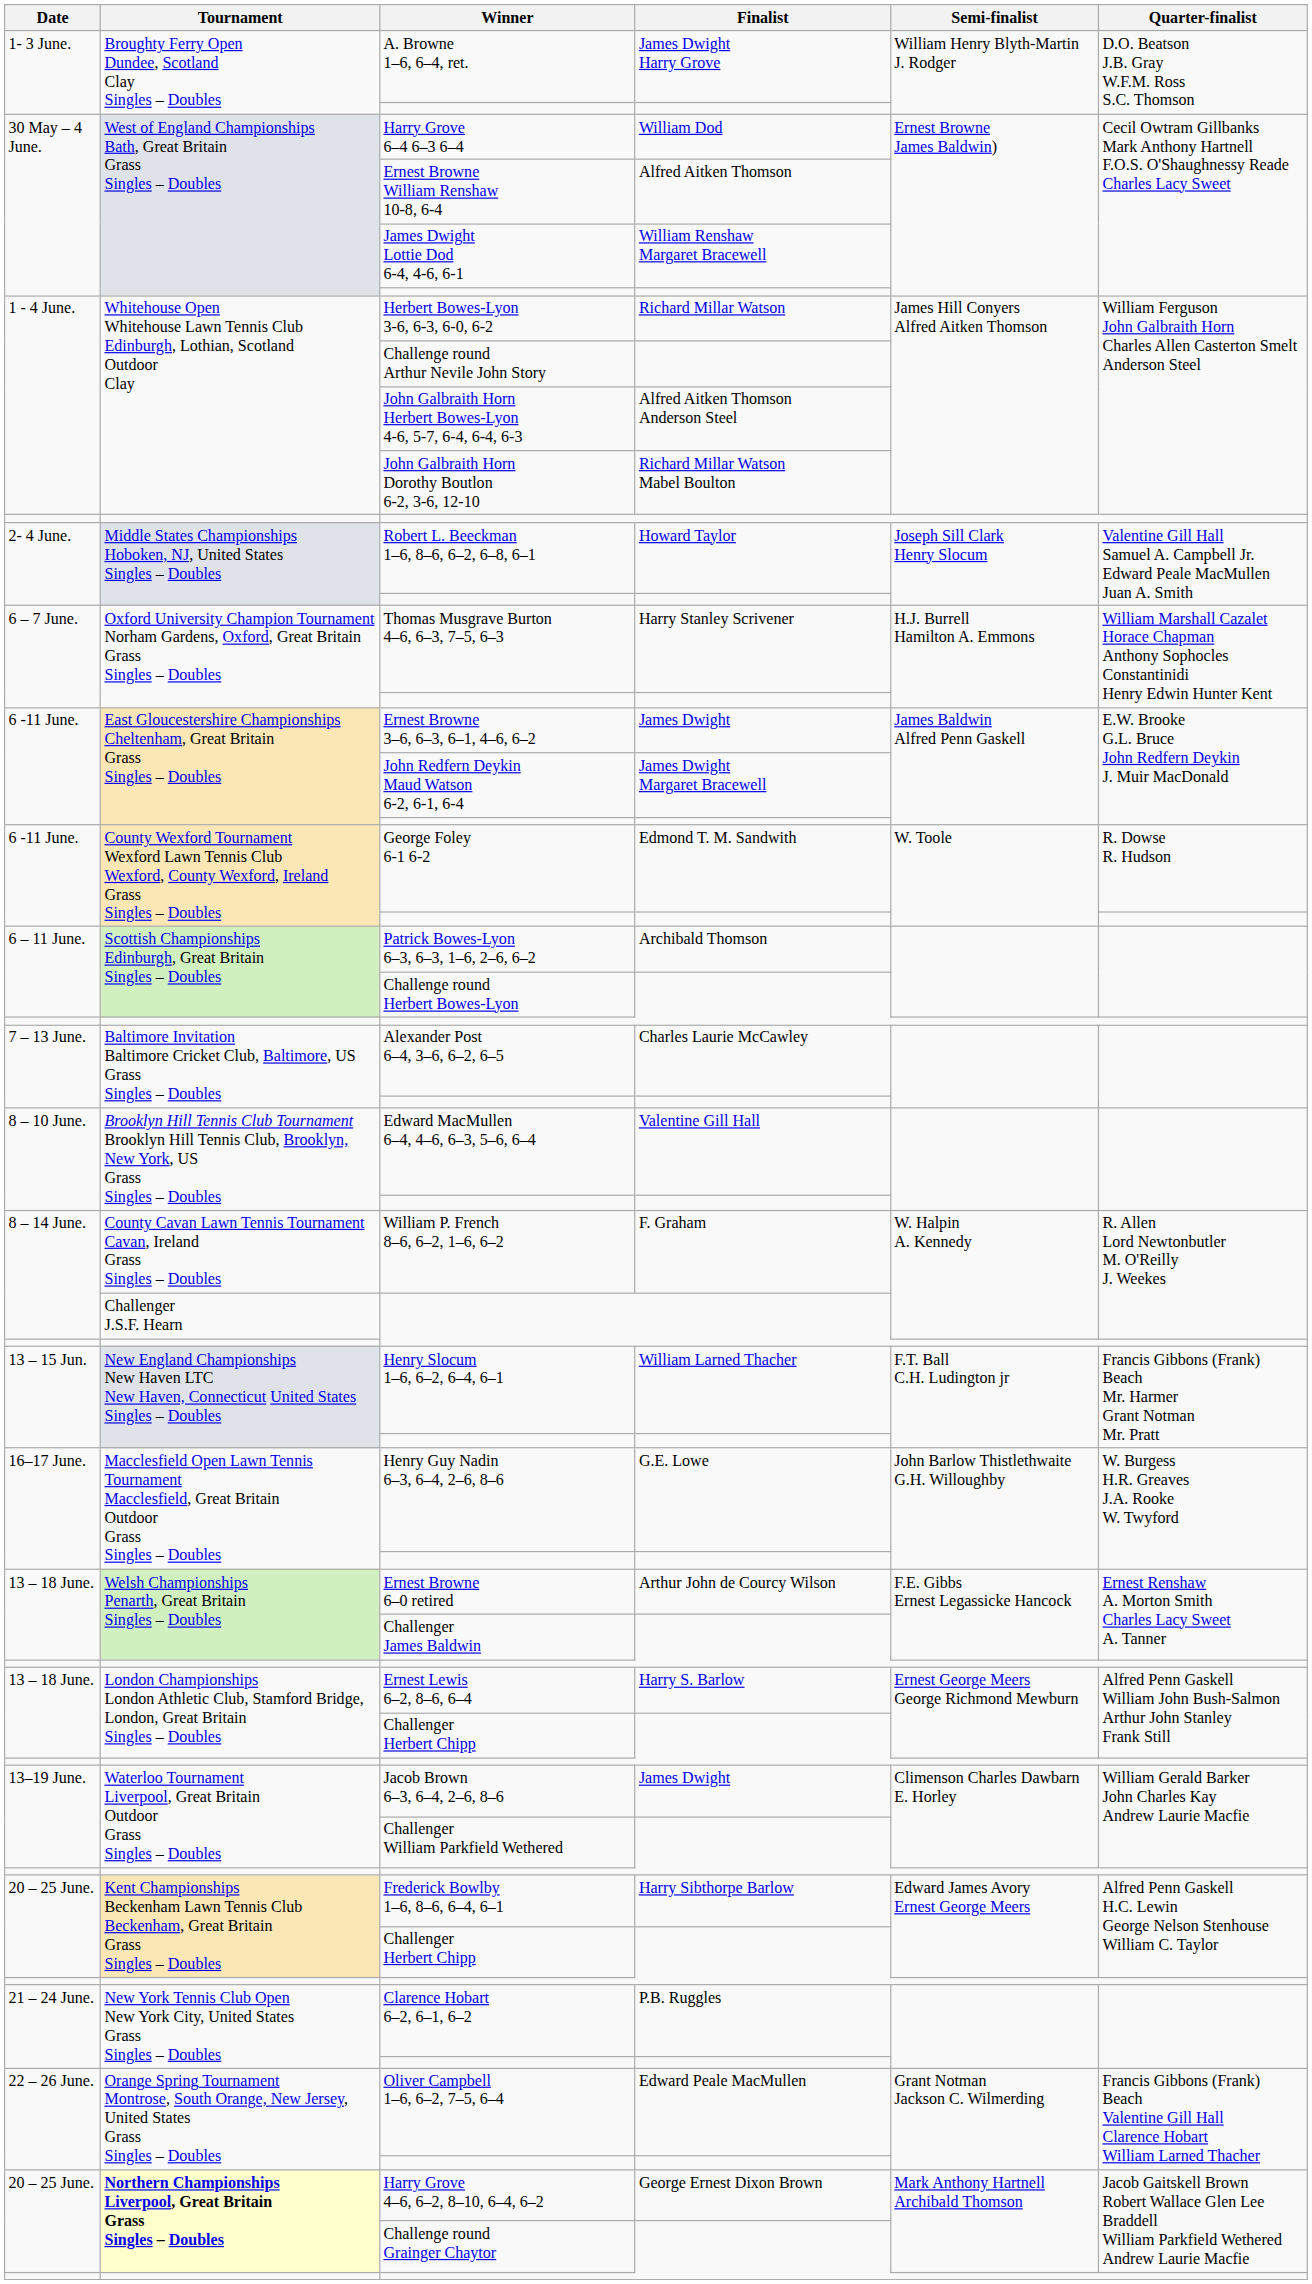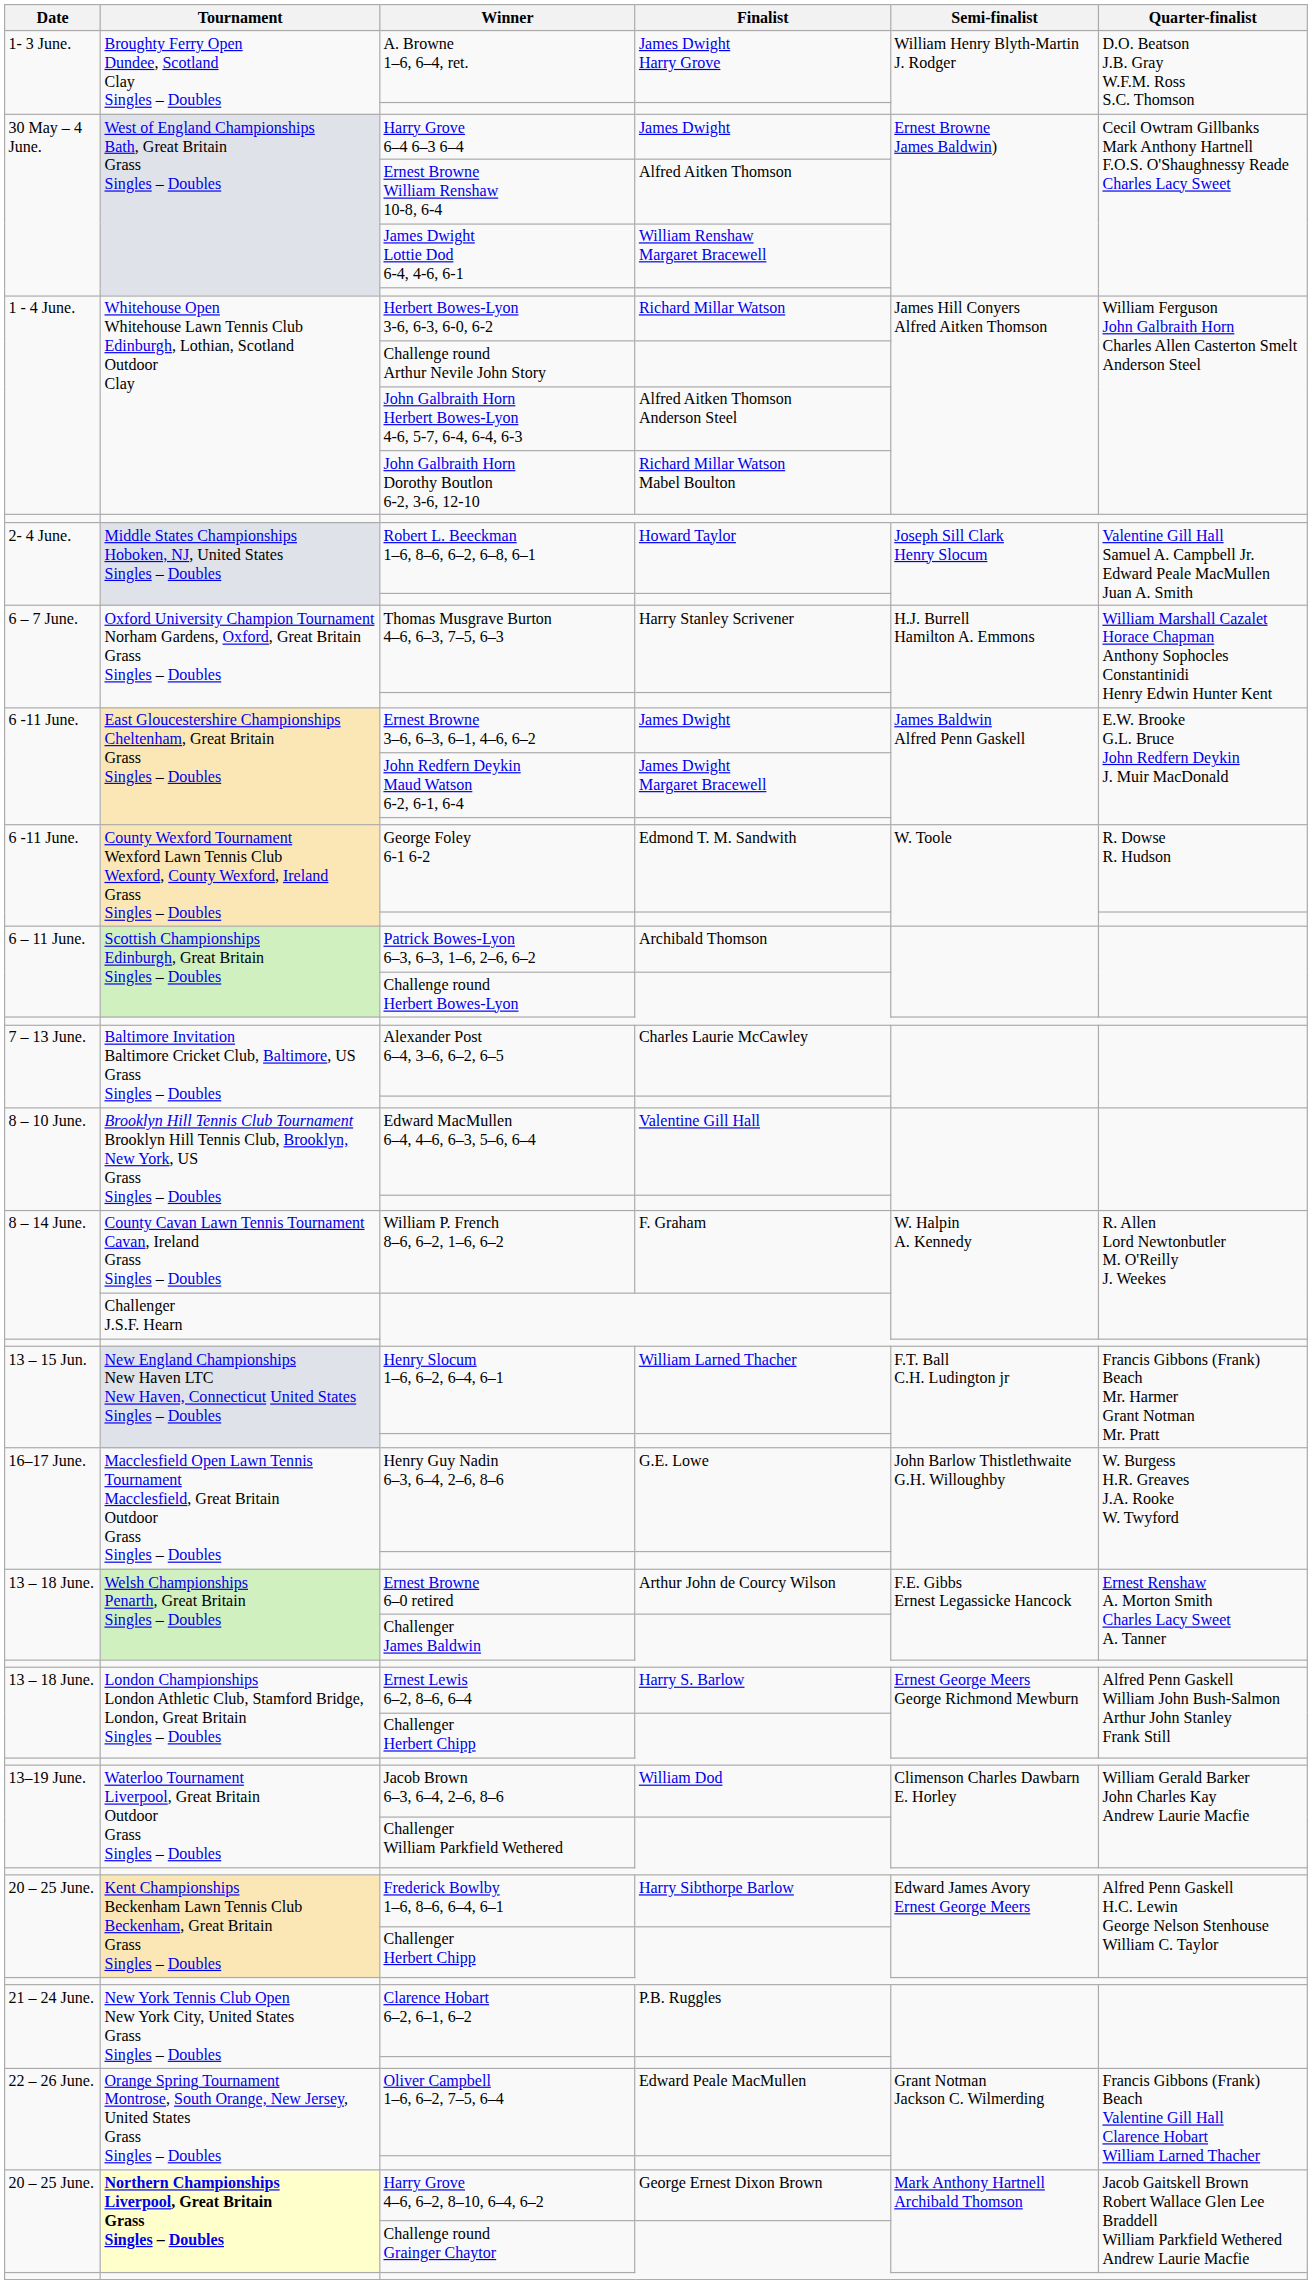(681, 126) William Dod -> (685, 126) James Dwight
(685, 1778) James Dwight -> (681, 1778) William Dod
